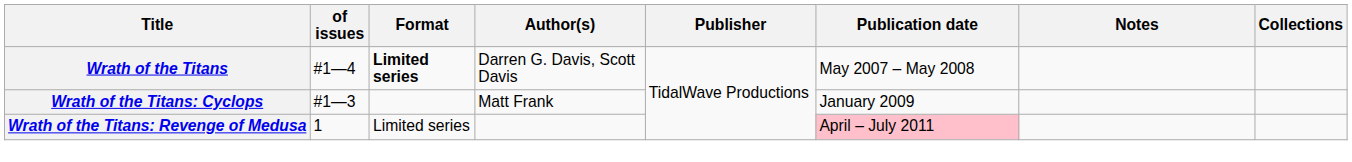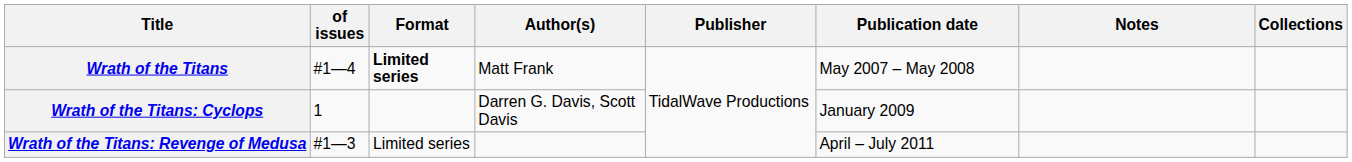(557, 68) Darren G. Davis, Scott Davis -> (516, 68) Matt Frank
(335, 101) #1—3 -> (318, 110) 1
(516, 101) Matt Frank -> (557, 110) Darren G. Davis, Scott Davis
(318, 126) 1 -> (335, 144) #1—3
(877, 126) pink background -> (877, 144) no background
